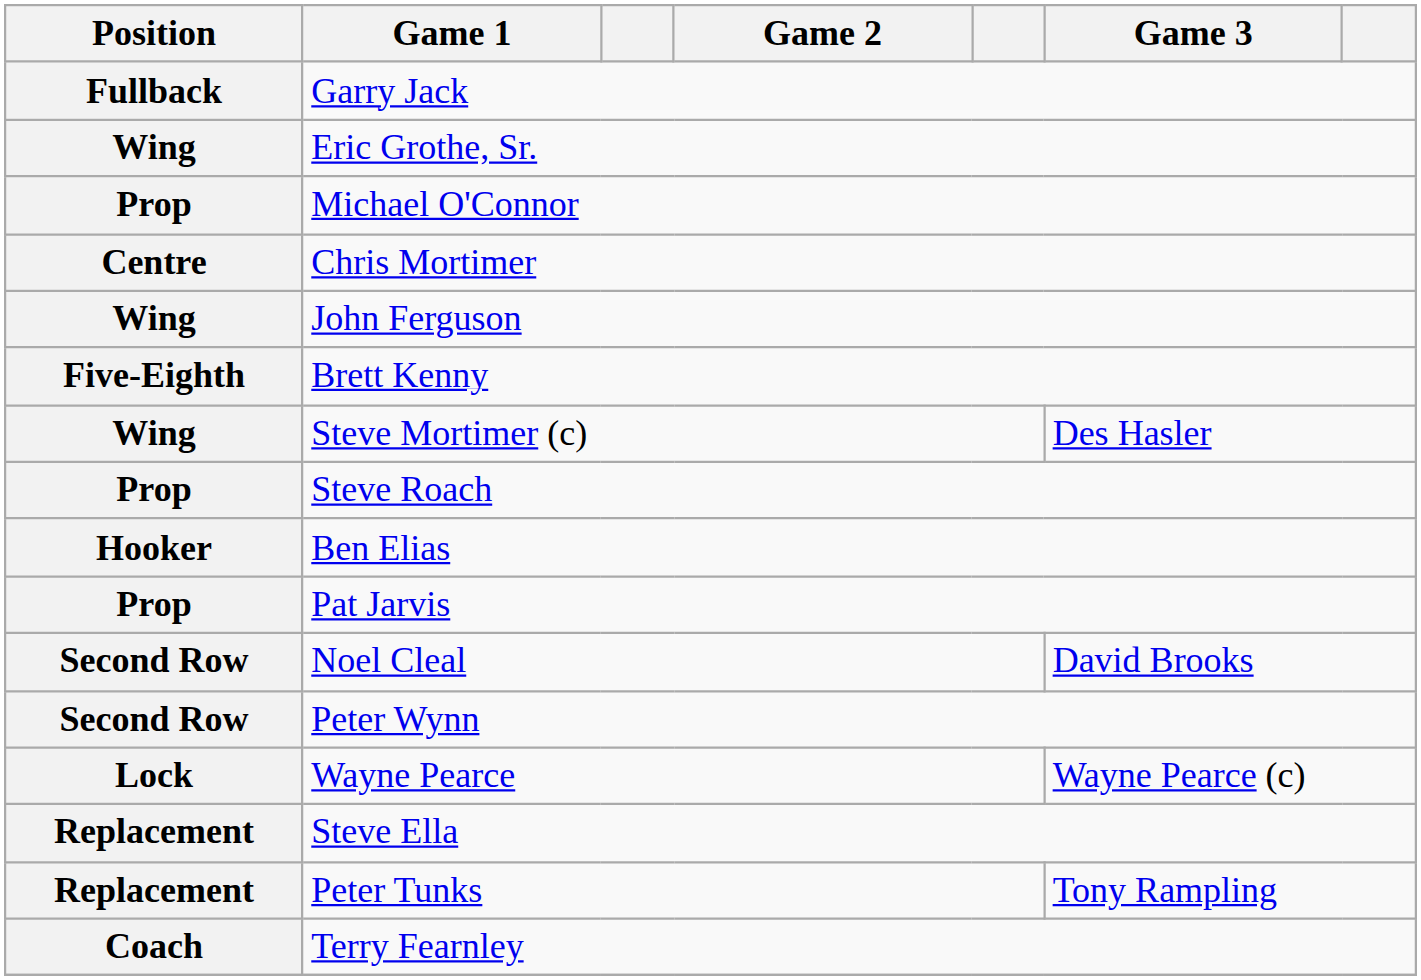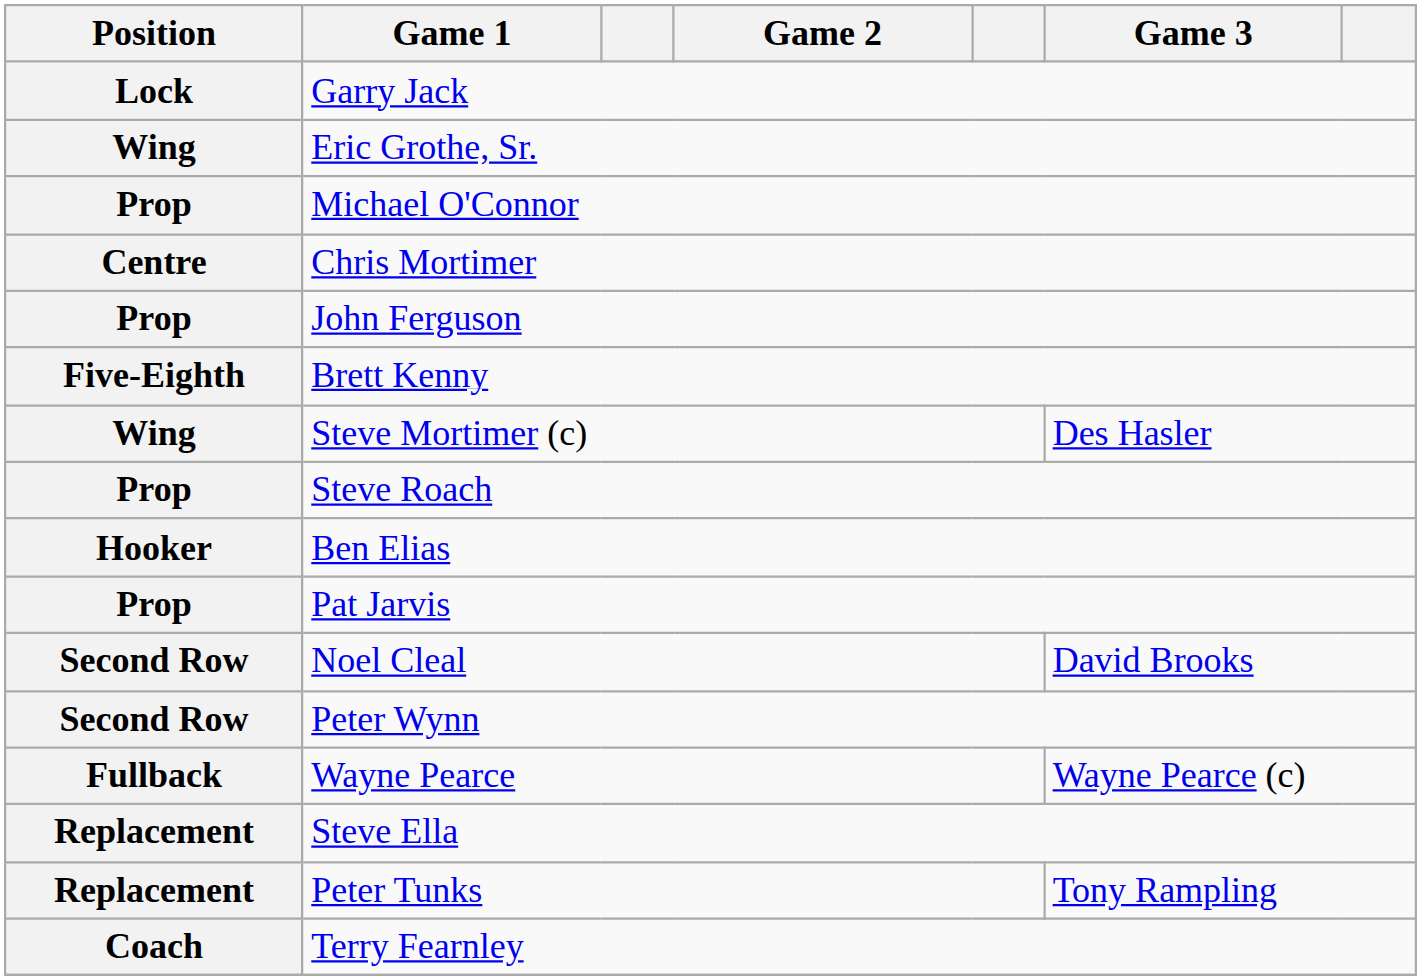(154, 90) Fullback -> (154, 90) Lock
(154, 318) Wing -> (154, 318) Prop
(154, 775) Lock -> (154, 775) Fullback
